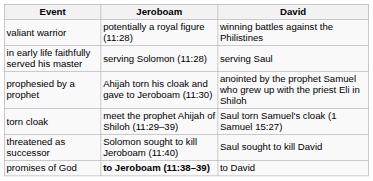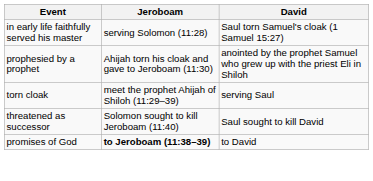- row: (36, 32)
(246, 58) serving Saul -> (279, 32) Saul torn Samuel's cloak (1 Samuel 15:27)
(278, 121) Saul torn Samuel's cloak (1 Samuel 15:27) -> (248, 95) serving Saul
